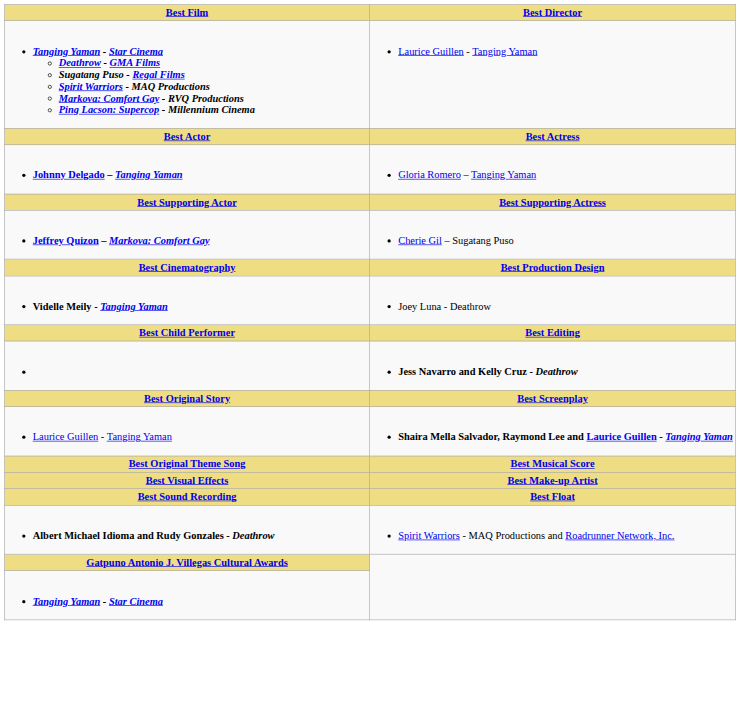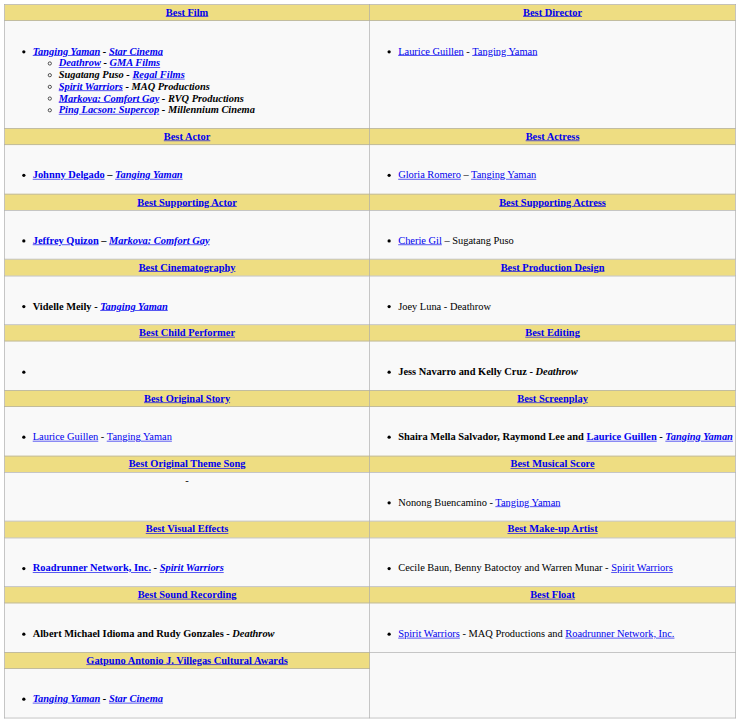+ row: (187, 480)
+ row: (187, 568)
